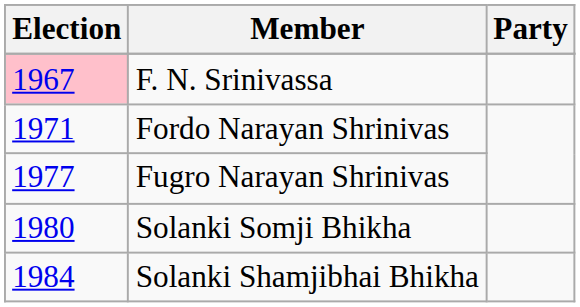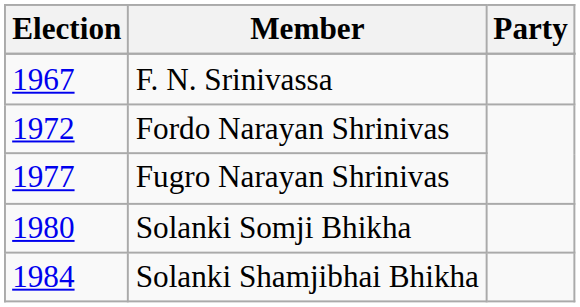(43, 78) pink background -> (43, 78) no background
(43, 128) 1971 -> (43, 128) 1972
